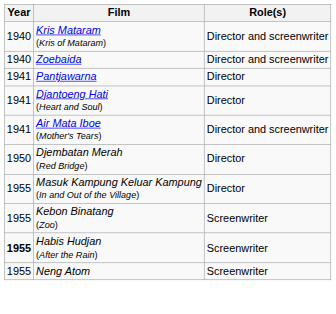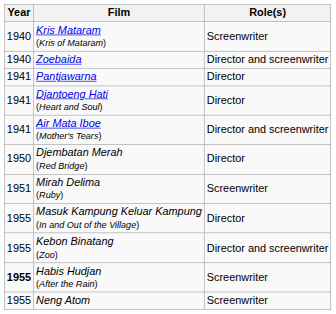(268, 36) Director and screenwriter -> (237, 36) Screenwriter
+ row: (68, 188)
(237, 218) Screenwriter -> (268, 247) Director and screenwriter
